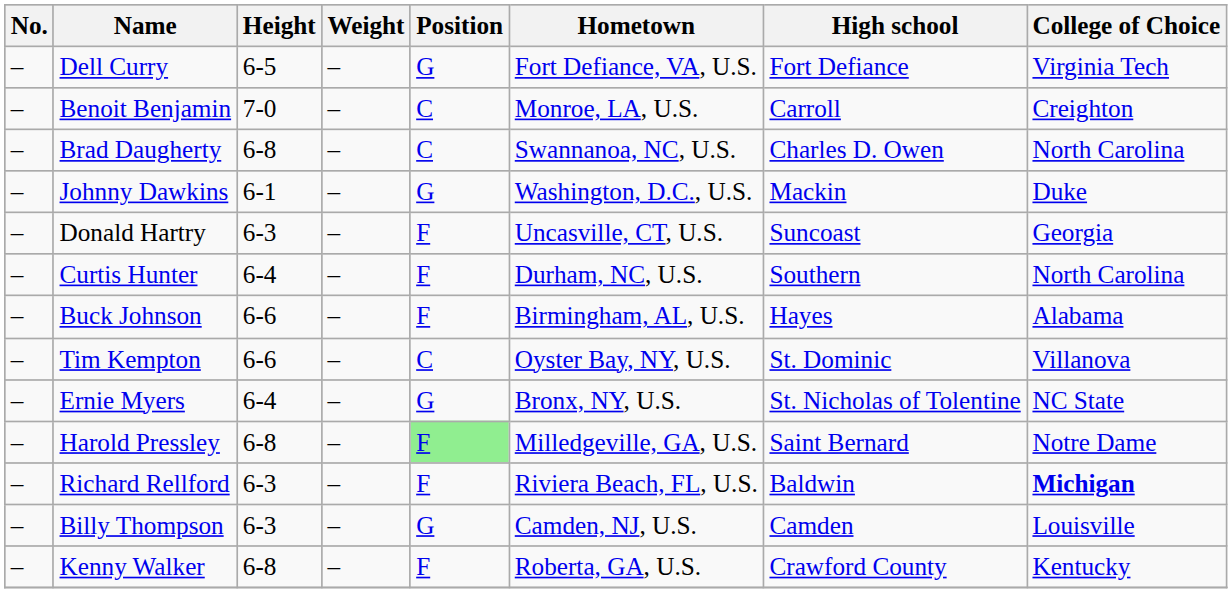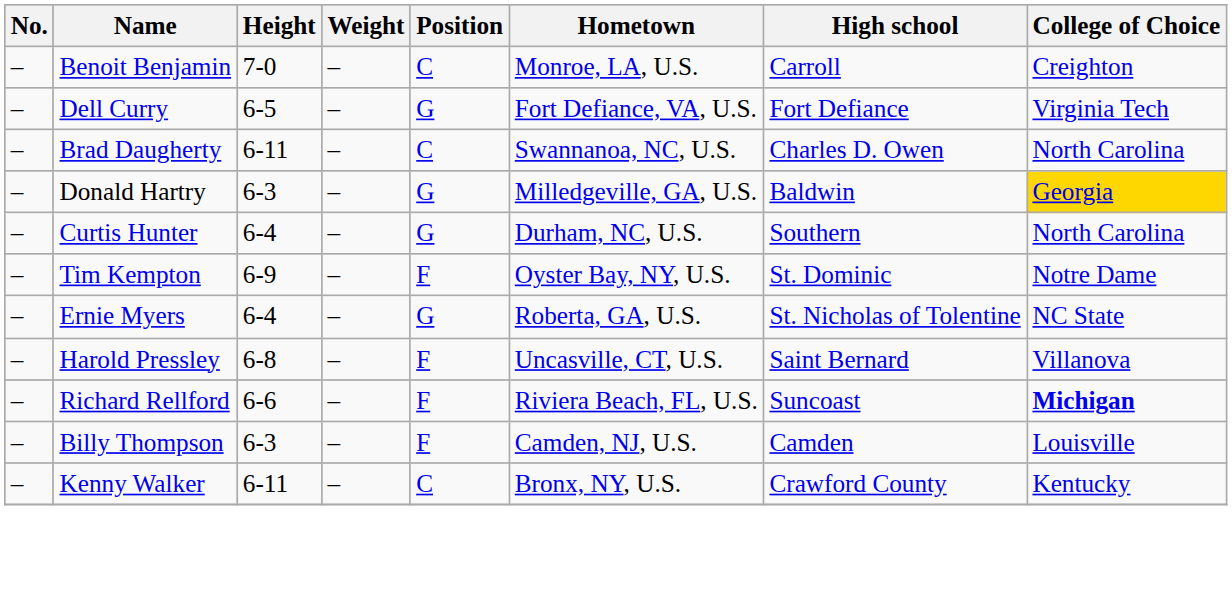rows swapped: (145, 108) <-> (114, 67)
(260, 150) 6-8 -> (265, 150) 6-11
- row: (144, 191)
(423, 233) F -> (425, 191) G
(619, 233) Uncasville, CT, U.S. -> (636, 191) Milledgeville, GA, U.S.
(815, 233) Suncoast -> (812, 191) Baldwin
(1073, 233) no background -> (1073, 191) gold background
(423, 275) F -> (425, 233) G
- row: (131, 316)
(260, 358) 6-6 -> (260, 275) 6-9
(425, 358) C -> (423, 275) F
(1081, 358) Villanova -> (1094, 275) Notre Dame
(598, 399) Bronx, NY, U.S. -> (608, 316) Roberta, GA, U.S.
(423, 441) lightgreen background -> (423, 358) no background
(636, 441) Milledgeville, GA, U.S. -> (619, 358) Uncasville, CT, U.S.
(1094, 441) Notre Dame -> (1081, 358) Villanova
(260, 483) 6-3 -> (260, 399) 6-6
(812, 483) Baldwin -> (815, 399) Suncoast
(425, 524) G -> (423, 441) F
(260, 566) 6-8 -> (265, 483) 6-11
(423, 566) F -> (425, 483) C
(608, 566) Roberta, GA, U.S. -> (598, 483) Bronx, NY, U.S.
